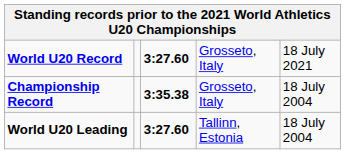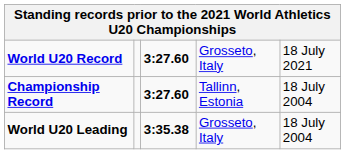(166, 94) 3:35.38 -> (166, 94) 3:27.60
(228, 94) Grosseto, Italy -> (221, 94) Tallinn, Estonia
(166, 130) 3:27.60 -> (166, 130) 3:35.38
(221, 130) Tallinn, Estonia -> (228, 130) Grosseto, Italy
